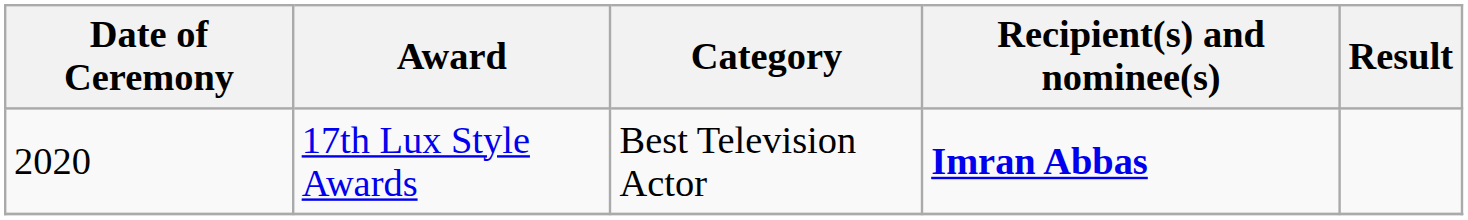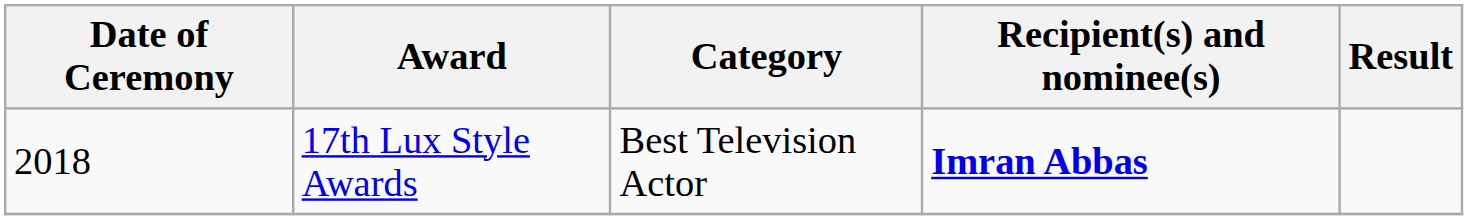(52, 160) 2020 -> (52, 160) 2018
